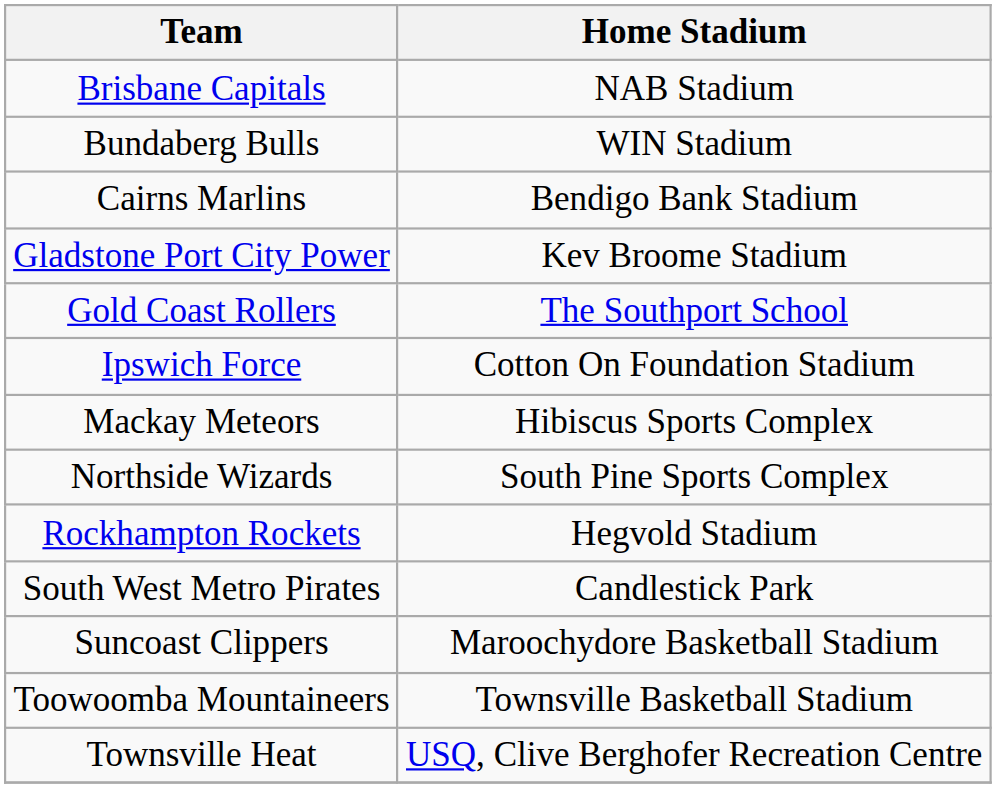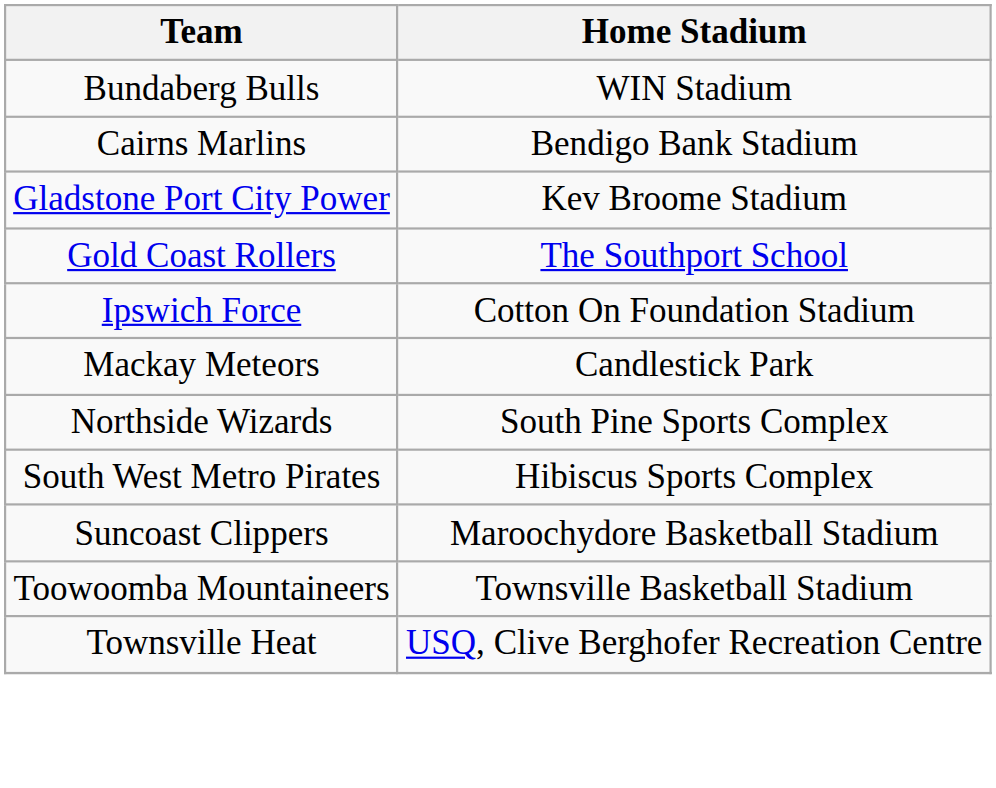- row: (202, 87)
(694, 421) Hibiscus Sports Complex -> (694, 365) Candlestick Park
- row: (202, 532)
(694, 587) Candlestick Park -> (694, 476) Hibiscus Sports Complex
